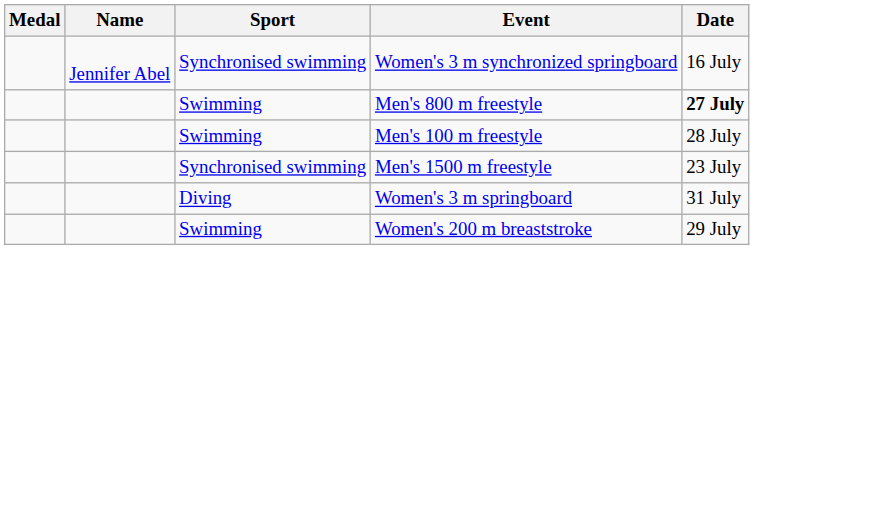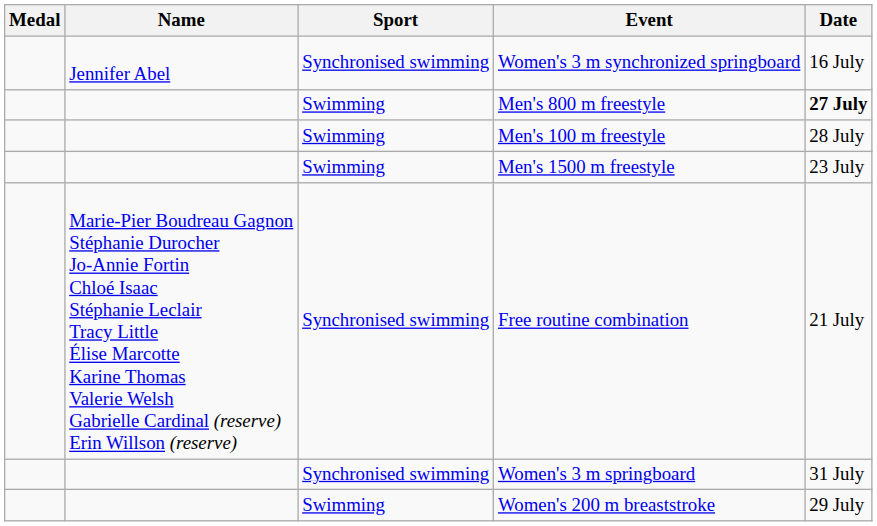(273, 167) Synchronised swimming -> (344, 167) Swimming
+ row: (593, 320)
(205, 198) Diving -> (396, 474) Synchronised swimming
